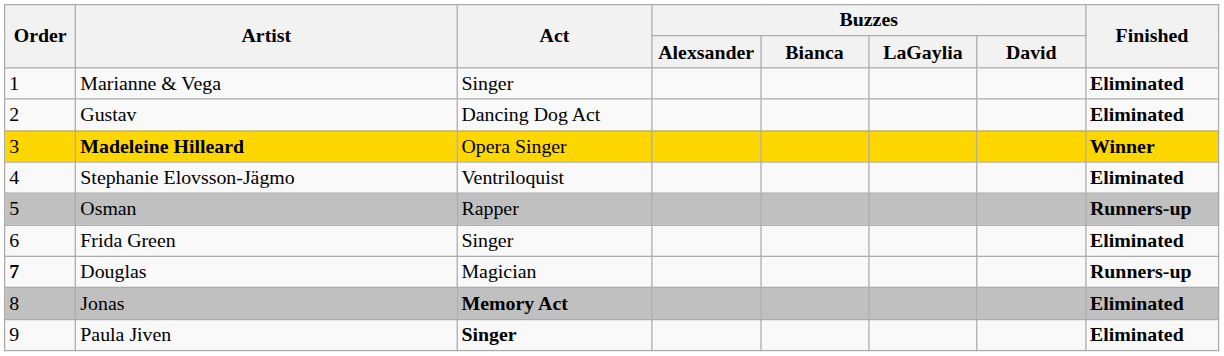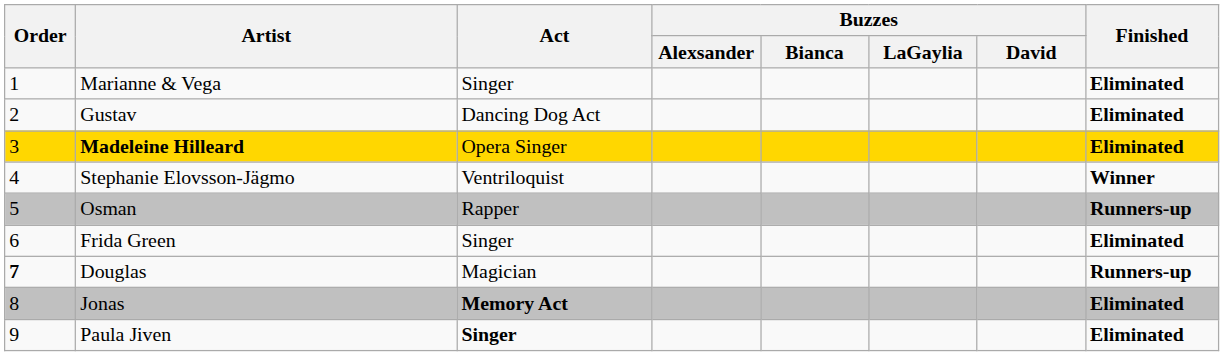(1122, 146) Winner -> (1137, 146) Eliminated
(1137, 177) Eliminated -> (1122, 177) Winner
